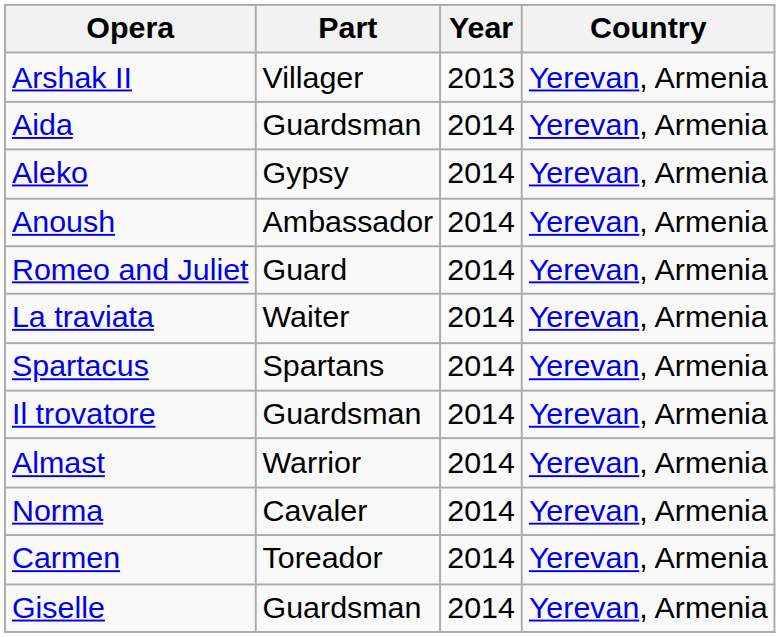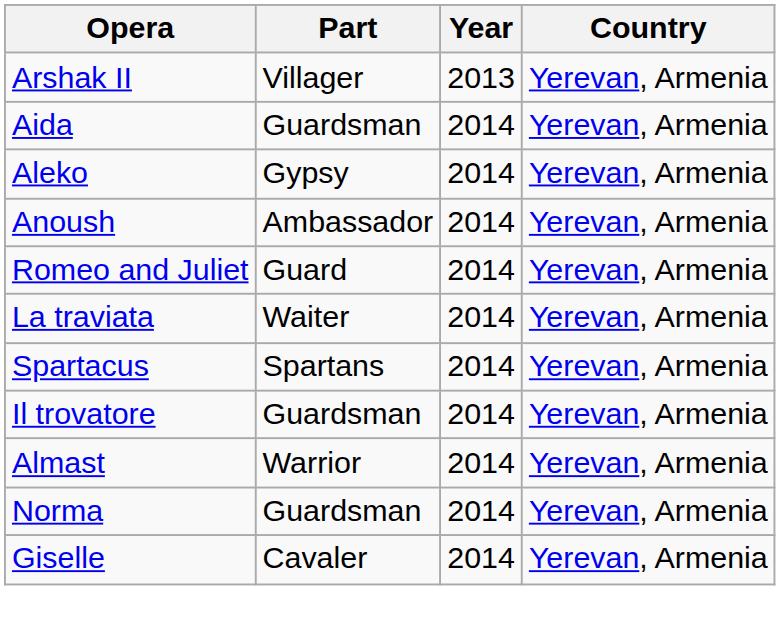(315, 510) Cavaler -> (342, 510) Guardsman
- row: (66, 558)
(342, 607) Guardsman -> (315, 558) Cavaler
